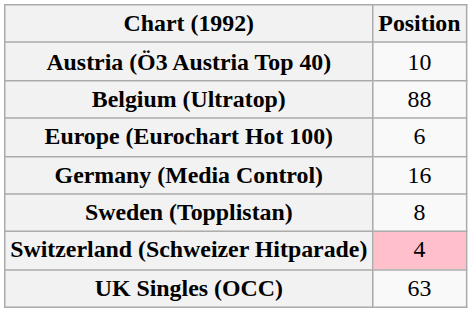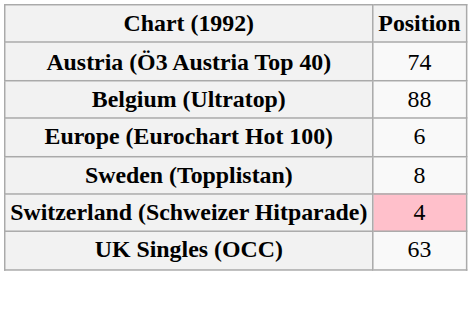(419, 61) 10 -> (419, 61) 74
- row: (189, 174)
